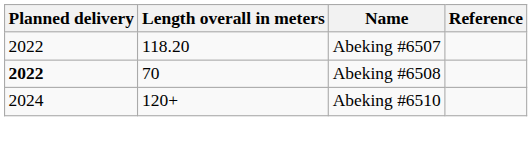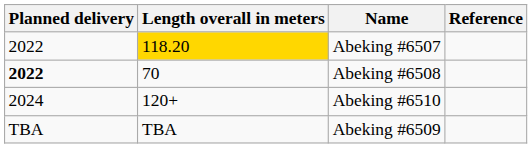(166, 45) no background -> (166, 45) gold background
+ row: (387, 128)
